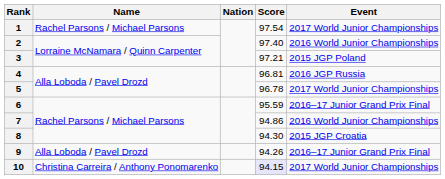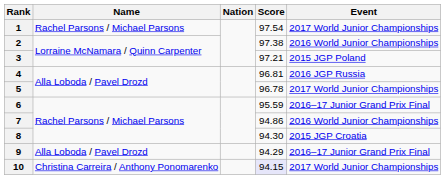(271, 43) 97.40 -> (271, 43) 97.38
(271, 151) 94.26 -> (271, 151) 94.29
